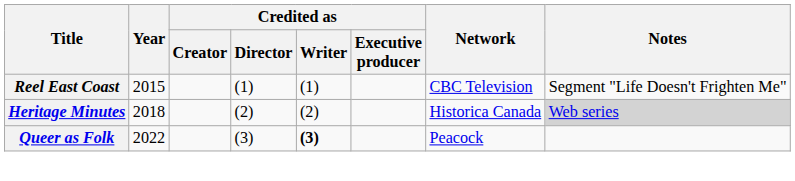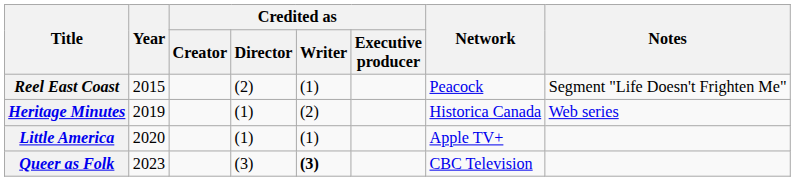(244, 86) (1) -> (244, 86) (2)
(481, 86) CBC Television -> (456, 86) Peacock
(149, 112) 2018 -> (149, 112) 2019
(244, 112) (2) -> (244, 112) (1)
(584, 112) lightgrey background -> (584, 112) no background
+ row: (67, 138)
(149, 138) 2022 -> (149, 163) 2023
(456, 138) Peacock -> (481, 163) CBC Television
